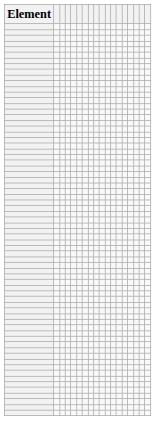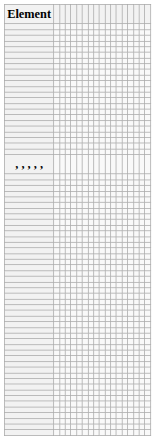+ row: (29, 164)
